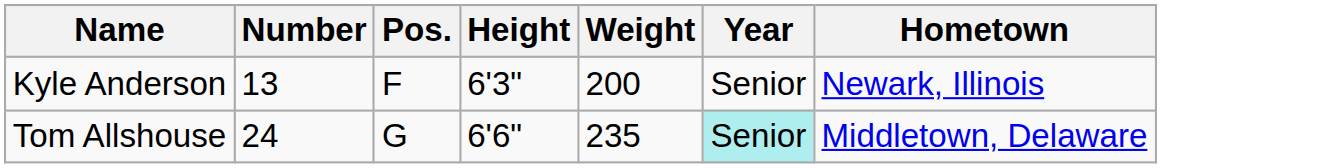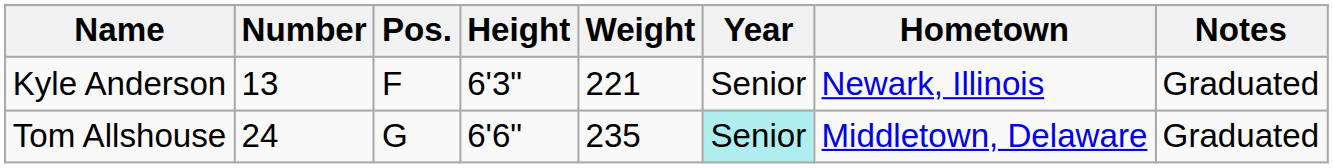+ column: (1241, 30)
(613, 83) 200 -> (613, 83) 221
